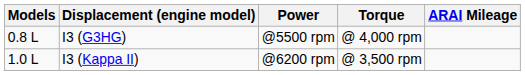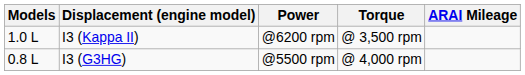rows swapped: (94, 37) <-> (100, 59)
